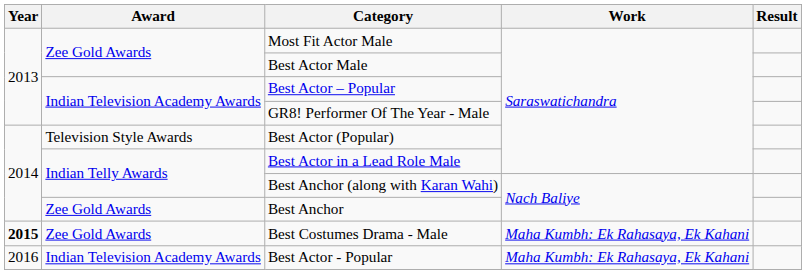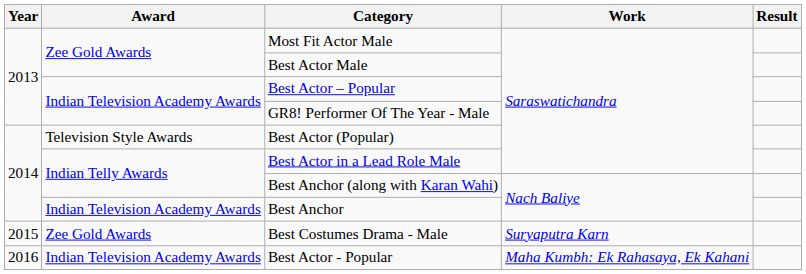(98, 209) Zee Gold Awards -> (153, 209) Indian Television Academy Awards
(23, 233) bold -> (23, 233) normal
(627, 233) Maha Kumbh: Ek Rahasaya, Ek Kahani -> (557, 233) Suryaputra Karn
